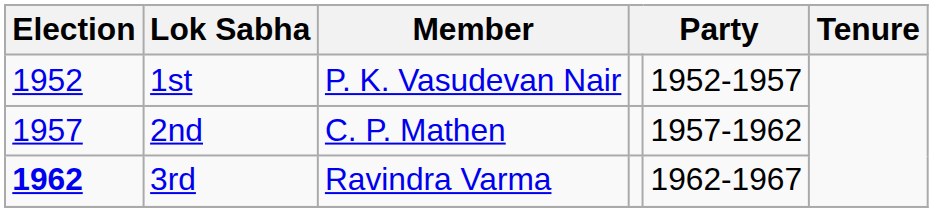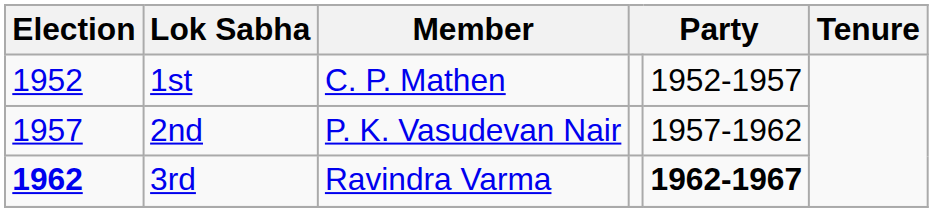(473, 79) P. K. Vasudevan Nair -> (415, 79) C. P. Mathen
(415, 130) C. P. Mathen -> (473, 130) P. K. Vasudevan Nair
(726, 180) normal -> (726, 180) bold
